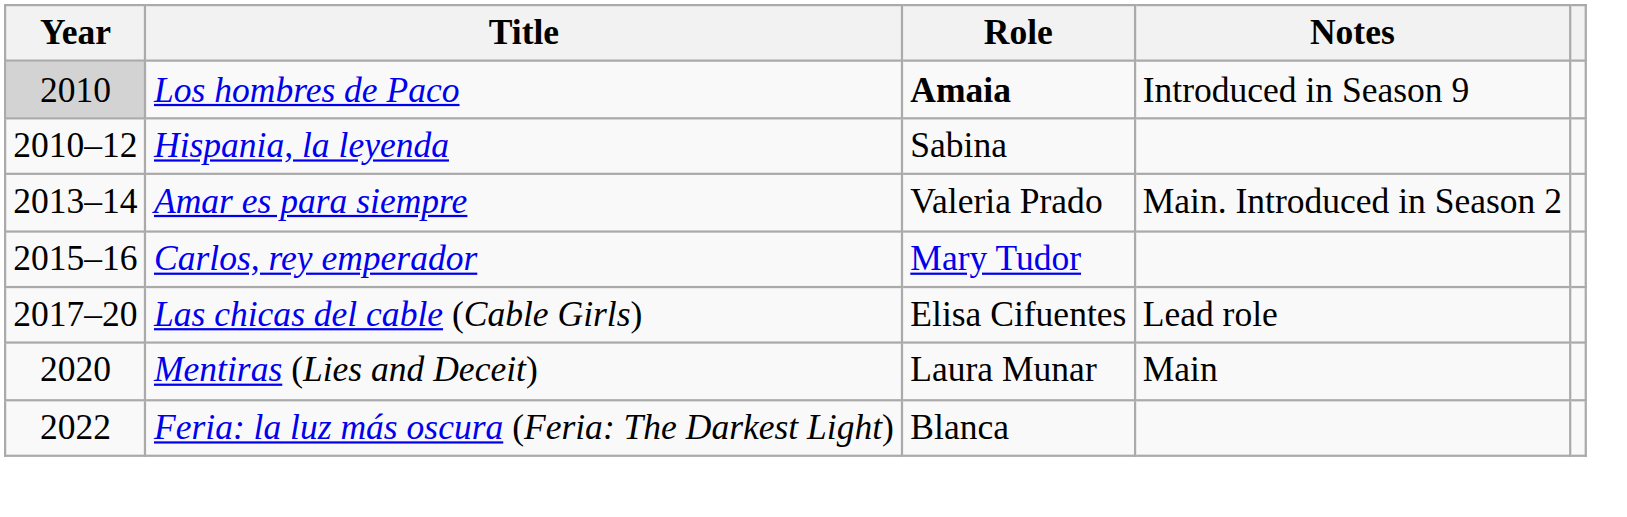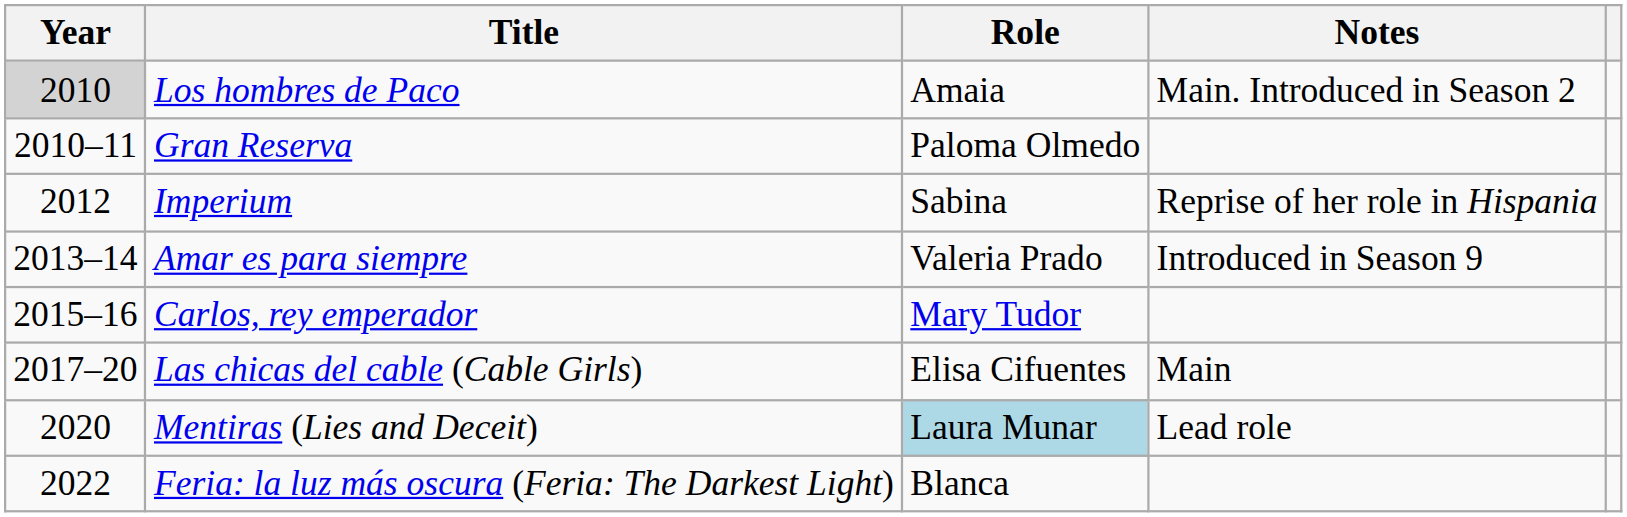(961, 88) bold -> (958, 88) normal
(1306, 88) Introduced in Season 9 -> (1366, 88) Main. Introduced in Season 2
+ row: (253, 145)
- row: (301, 145)
+ row: (223, 201)
(1352, 201) Main. Introduced in Season 2 -> (1320, 257) Introduced in Season 9
(1210, 314) Lead role -> (1194, 370) Main
(1004, 370) no background -> (1004, 426) lightblue background
(1180, 370) Main -> (1224, 426) Lead role
